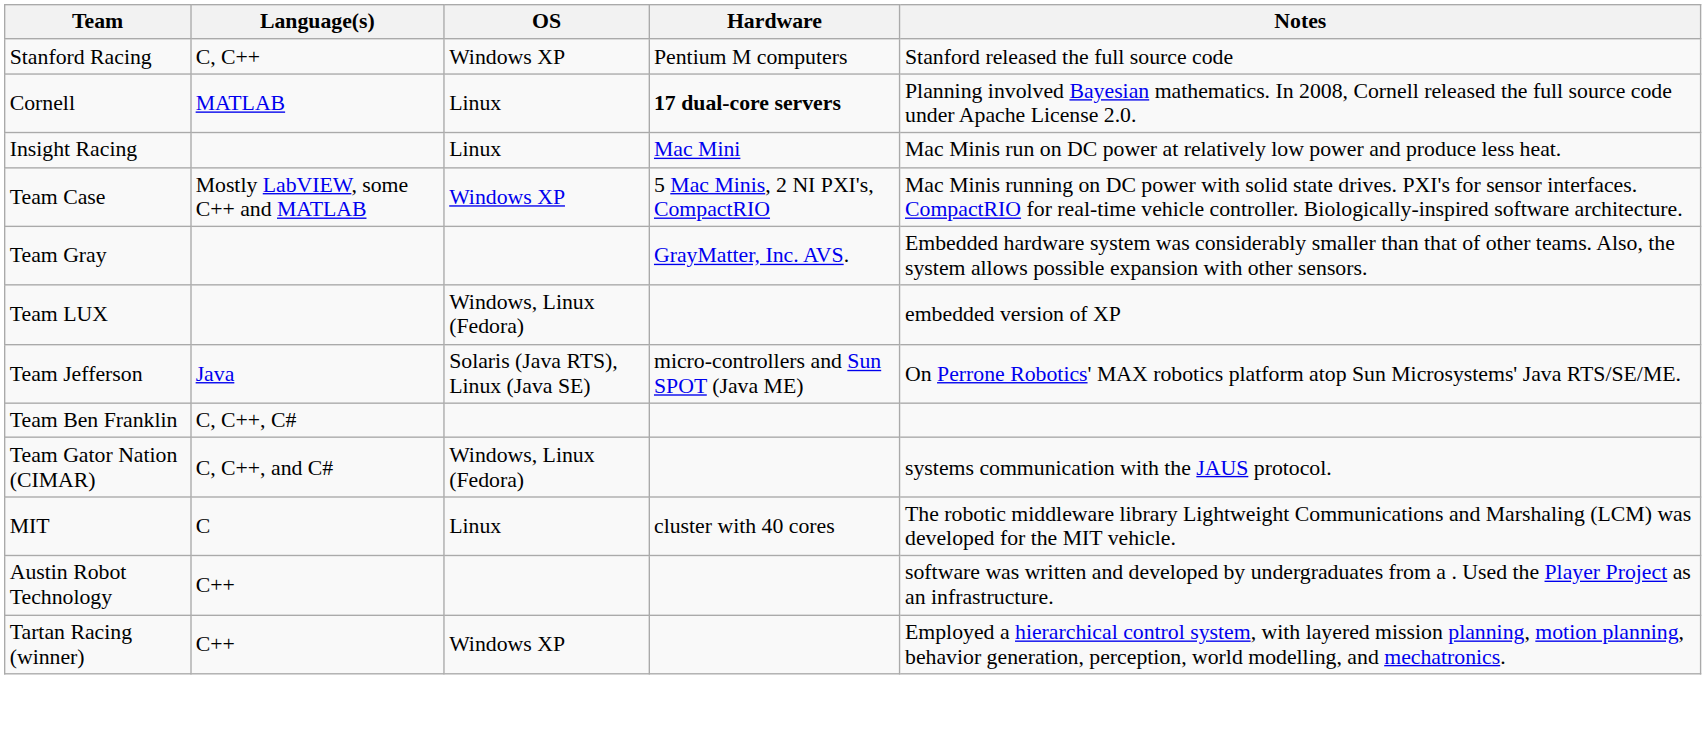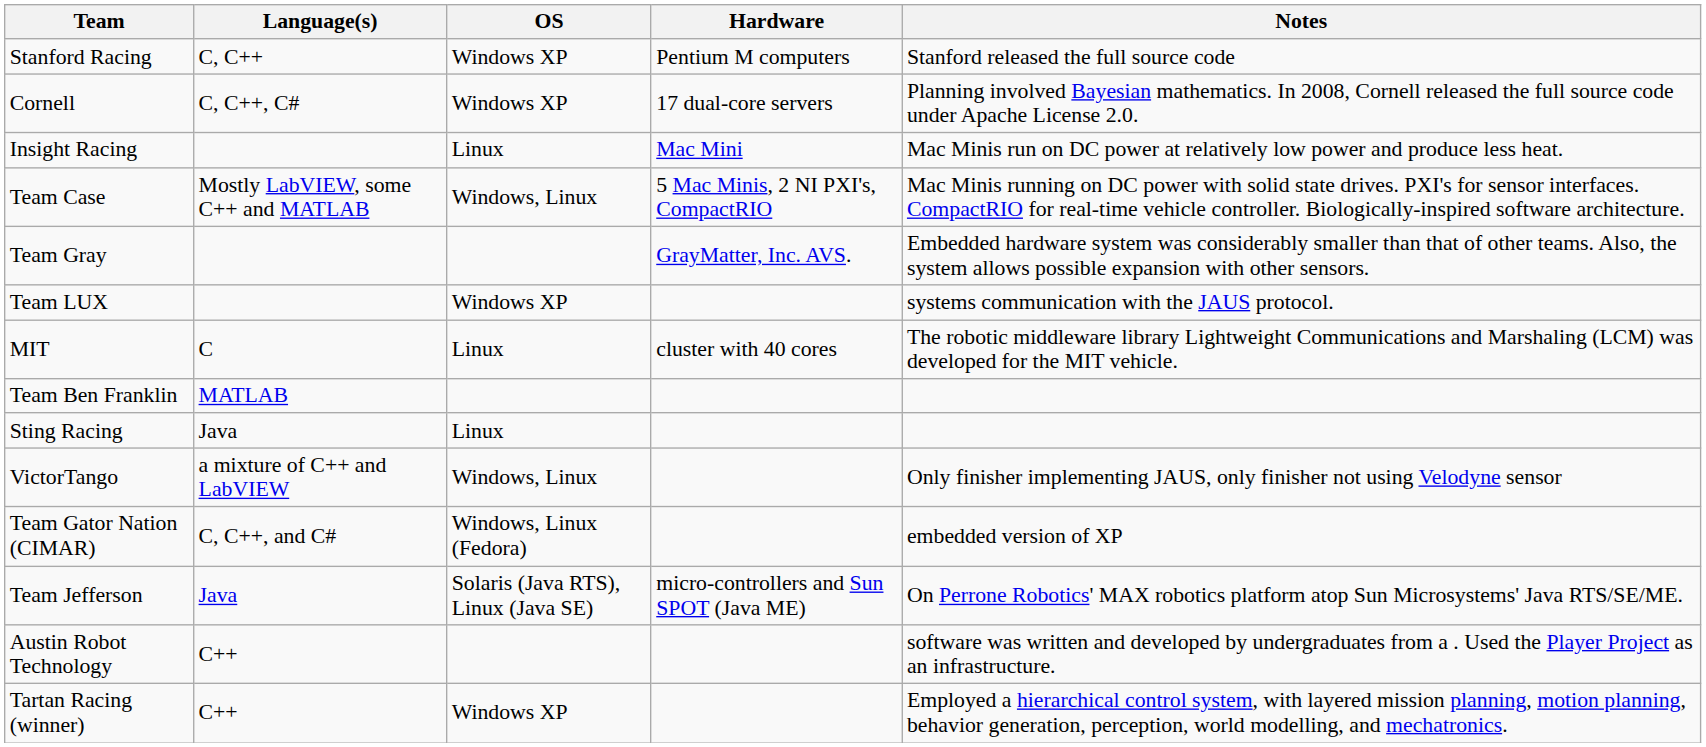(240, 103) MATLAB -> (249, 103) C, C++, C#
(475, 103) Linux -> (510, 103) Windows XP
(747, 103) bold -> (744, 103) normal
(507, 196) Windows XP -> (524, 196) Windows, Linux
(522, 314) Windows, Linux (Fedora) -> (510, 302) Windows XP
(1013, 314) embedded version of XP -> (1120, 302) systems communication with the JAUS protocol.
rows swapped: (76, 373) <-> (30, 525)
(246, 420) C, C++, C# -> (243, 395) MATLAB
+ row: (66, 430)
+ row: (64, 477)
(1118, 466) systems communication with the JAUS protocol. -> (1015, 536) embedded version of XP
